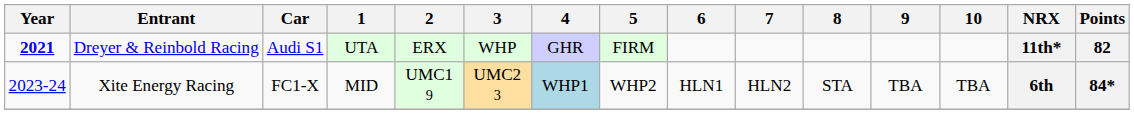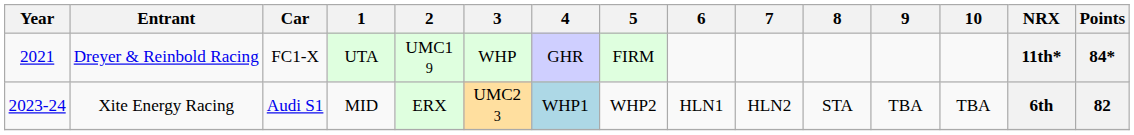(37, 47) bold -> (37, 57) normal
(295, 47) Audi S1 -> (295, 57) FC1-X
(429, 47) ERX -> (429, 57) UMC1 9
(1102, 47) 82 -> (1102, 57) 84*
(295, 85) FC1-X -> (295, 105) Audi S1
(429, 85) UMC1 9 -> (429, 105) ERX
(1102, 85) 84* -> (1102, 105) 82
